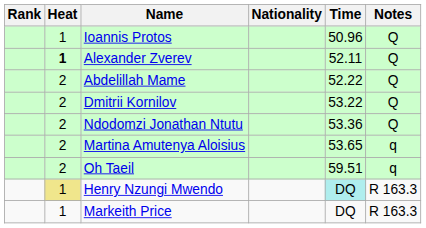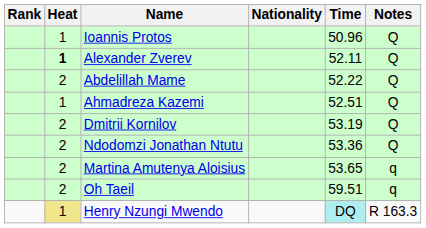+ row: (144, 102)
(345, 102) 53.22 -> (345, 124) 53.19
- row: (128, 211)
